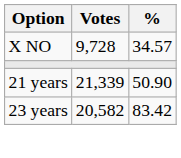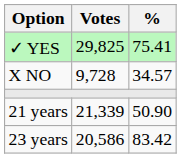+ row: (34, 47)
(100, 110) 20,582 -> (100, 139) 20,586
